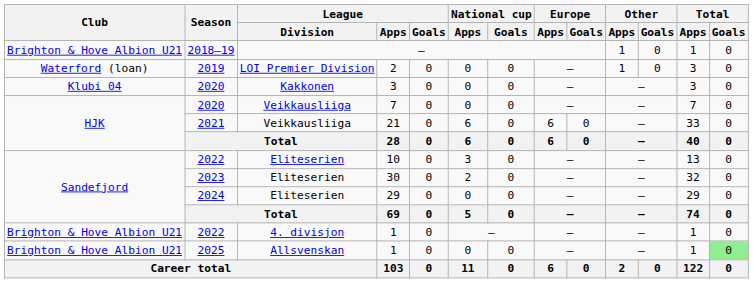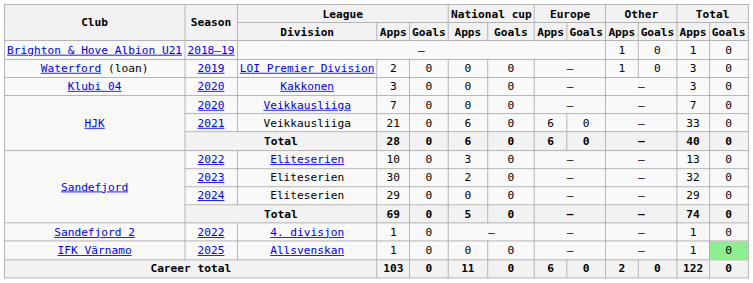(95, 232) Brighton & Hove Albion U21 -> (95, 232) Sandefjord 2
(95, 250) Brighton & Hove Albion U21 -> (95, 250) IFK Värnamo
